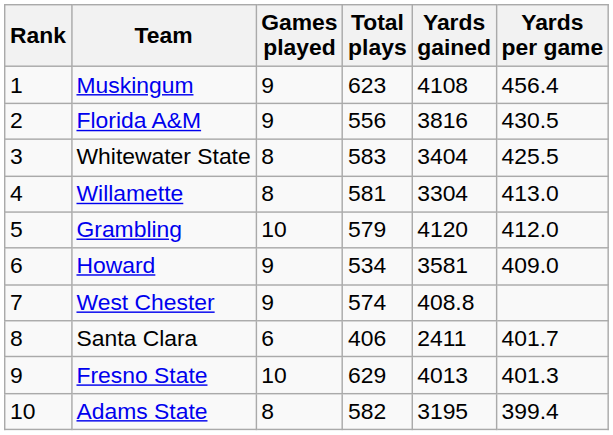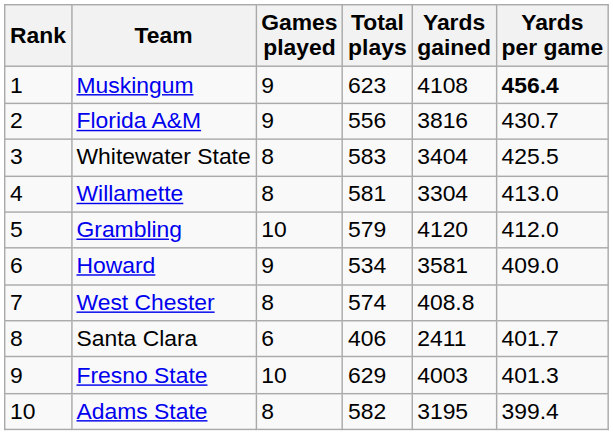(530, 84) normal -> (530, 84) bold
(530, 120) 430.5 -> (530, 120) 430.7
(268, 302) 9 -> (268, 302) 8
(443, 374) 4013 -> (443, 374) 4003
